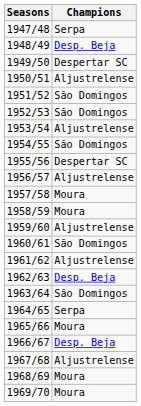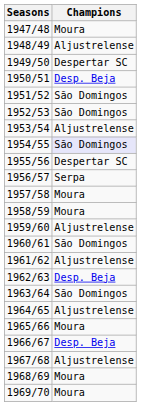(70, 29) Serpa -> (70, 29) Moura
(85, 46) Desp. Beja -> (94, 46) Aljustrelense
(94, 79) Aljustrelense -> (85, 79) Desp. Beja
(91, 145) no background -> (91, 145) lavender background
(94, 178) Aljustrelense -> (70, 178) Serpa
(70, 310) Serpa -> (94, 310) Aljustrelense
